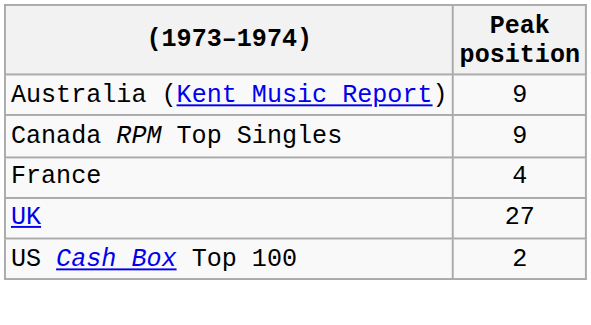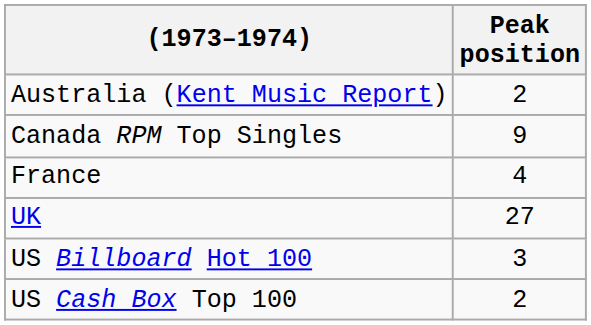(520, 95) 9 -> (520, 95) 2
+ row: (162, 259)
